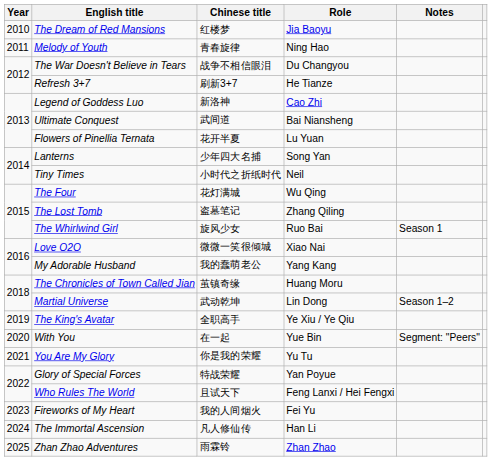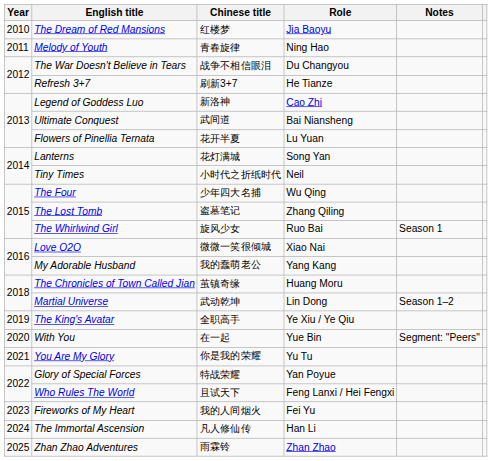(230, 156) 少年四大名捕 -> (220, 156) 花灯满城
(220, 192) 花灯满城 -> (230, 192) 少年四大名捕
